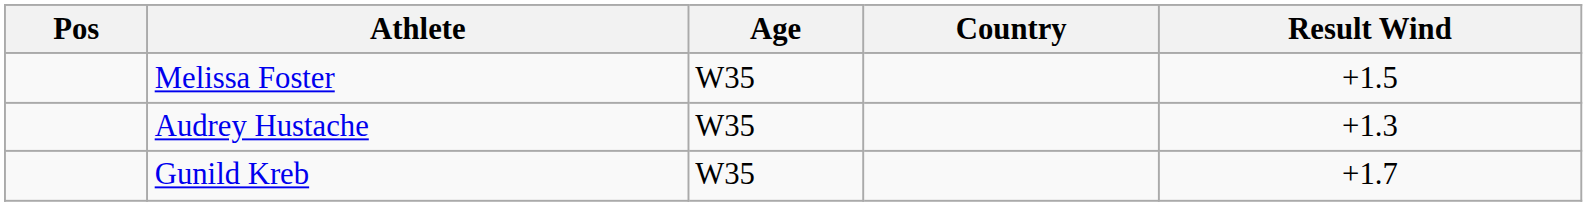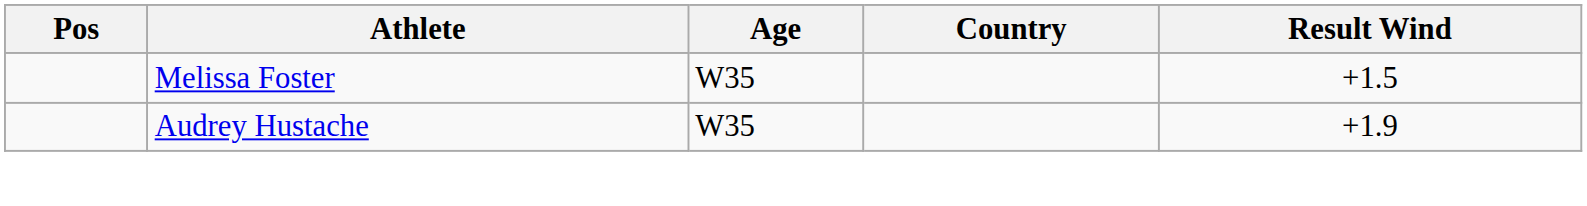(1370, 126) +1.3 -> (1370, 126) +1.9
- row: (232, 175)
